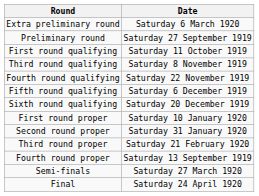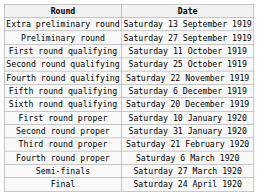(188, 24) Saturday 6 March 1920 -> (188, 24) Saturday 13 September 1919
+ row: (63, 64)
- row: (63, 64)
(188, 158) Saturday 13 September 1919 -> (188, 158) Saturday 6 March 1920
